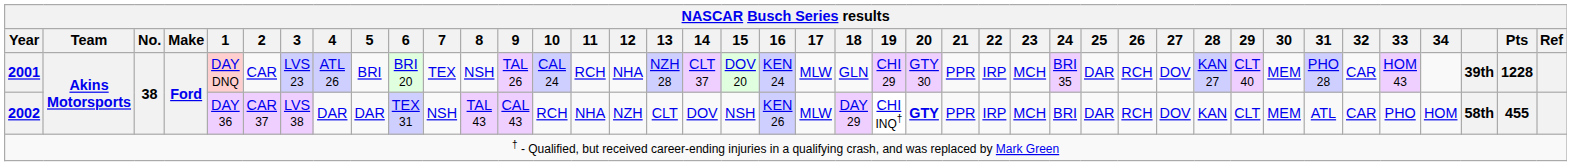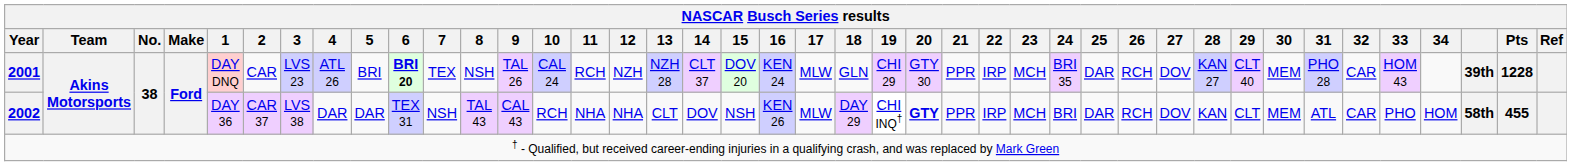(406, 72) normal -> (406, 72) bold
(628, 72) NHA -> (628, 72) NZH
(628, 114) NZH -> (628, 114) NHA
